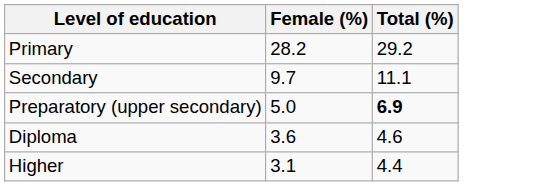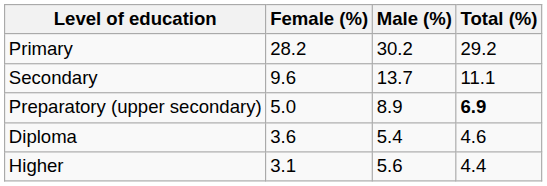+ column: (414, 19)
(283, 78) 9.7 -> (283, 78) 9.6
